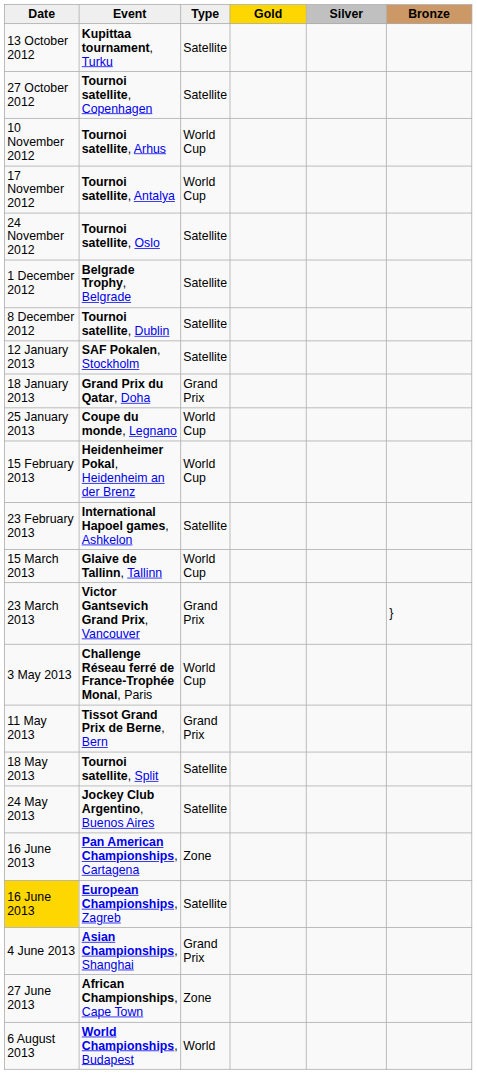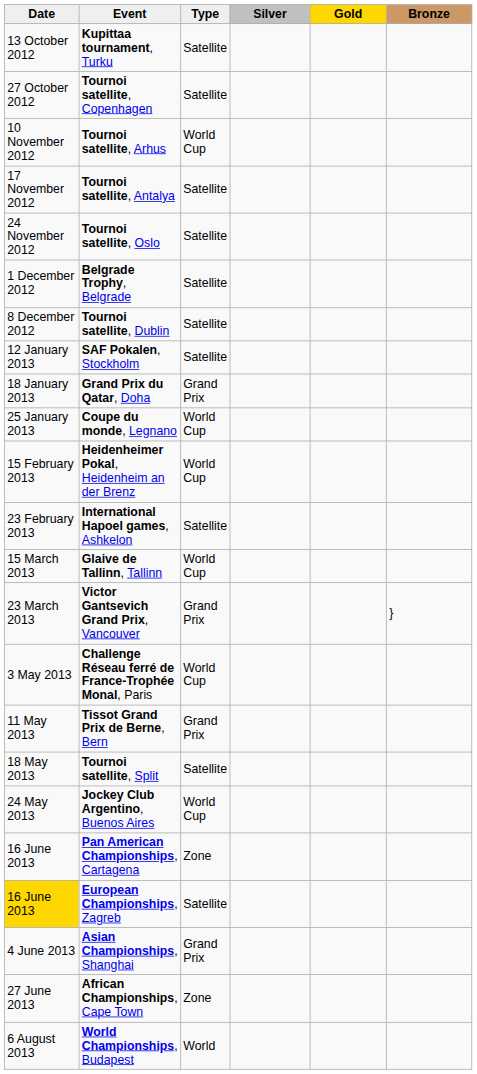columns swapped: (268, 14) <-> (346, 14)
(199, 189) World Cup -> (205, 189) Satellite
(205, 809) Satellite -> (199, 809) World Cup
